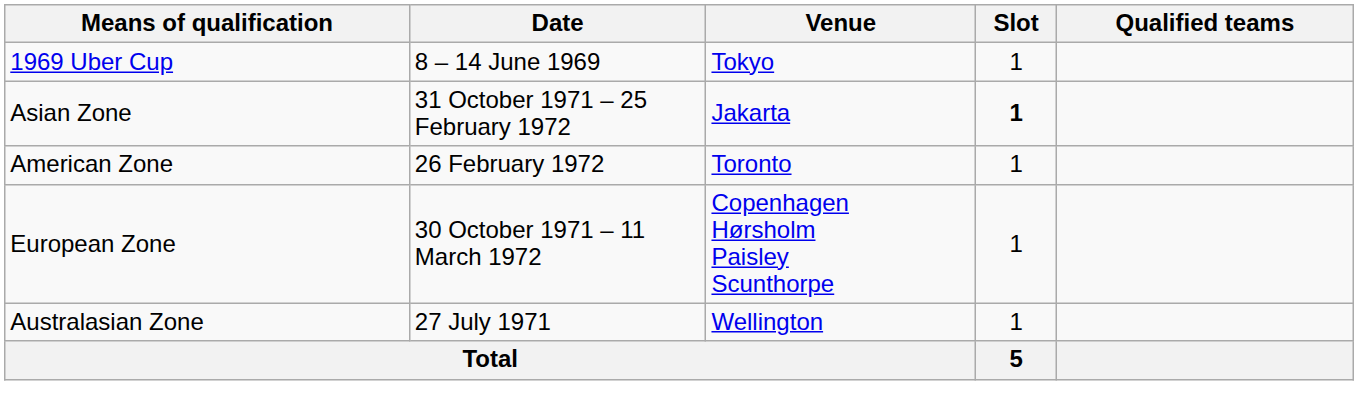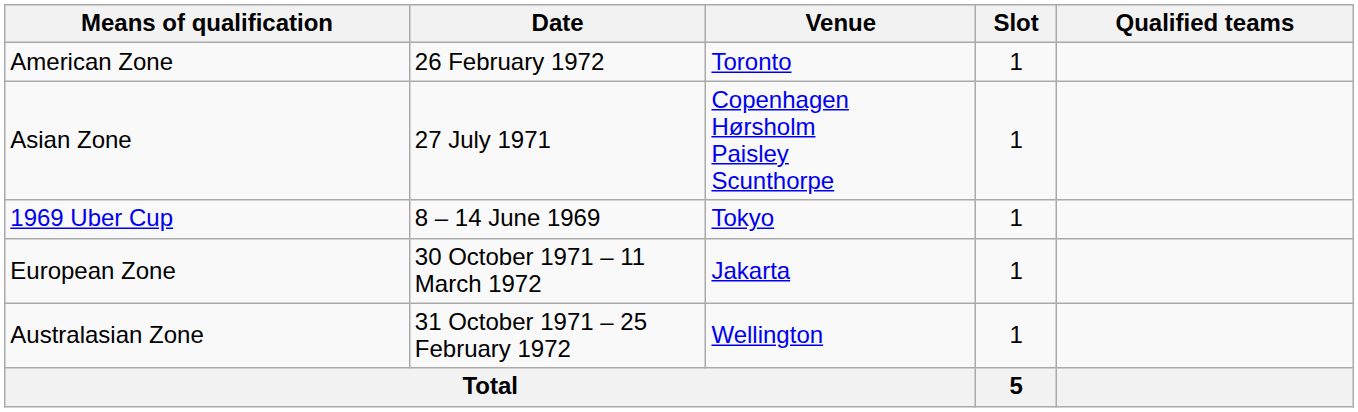rows swapped: (92, 61) <-> (92, 164)
(531, 113) 31 October 1971 – 25 February 1972 -> (483, 140) 27 July 1971
(751, 113) Jakarta -> (780, 140) Copenhagen Hørsholm Paisley Scunthorpe
(1016, 113) bold -> (1016, 140) normal
(780, 243) Copenhagen Hørsholm Paisley Scunthorpe -> (751, 270) Jakarta
(483, 321) 27 July 1971 -> (531, 335) 31 October 1971 – 25 February 1972
